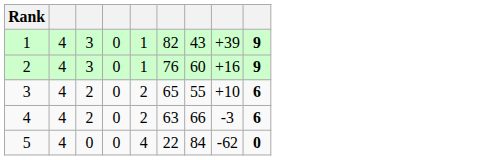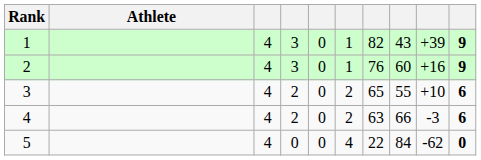+ column: (151, 17)
